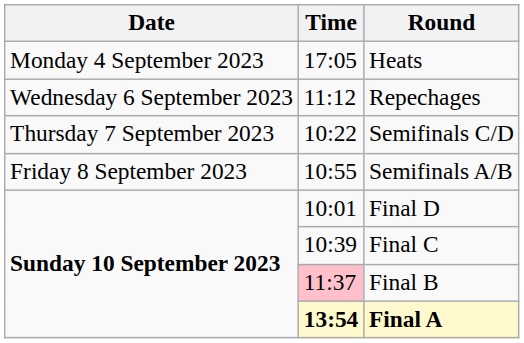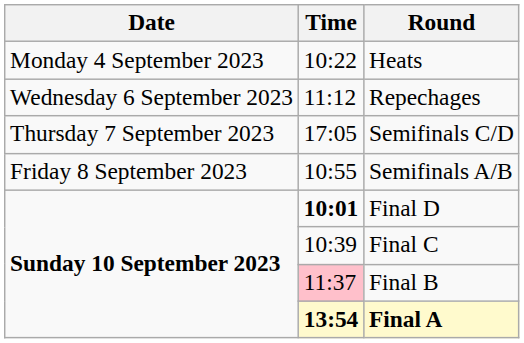(330, 60) 17:05 -> (330, 60) 10:22
(330, 134) 10:22 -> (330, 134) 17:05
(330, 208) normal -> (331, 208) bold
